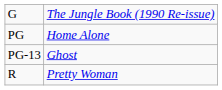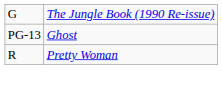- row: (16, 34)
